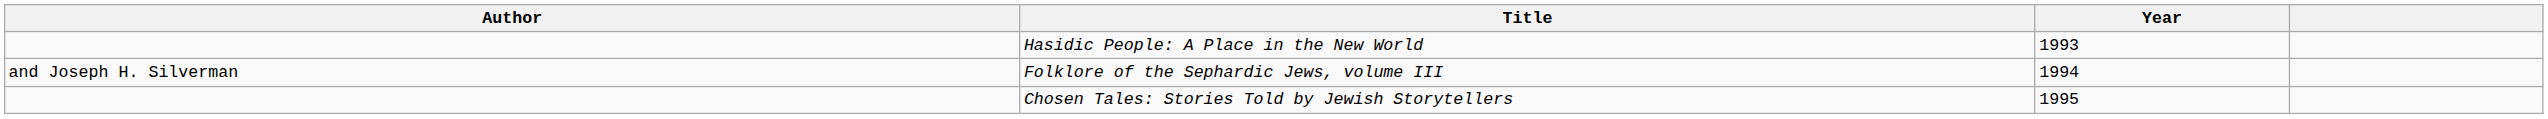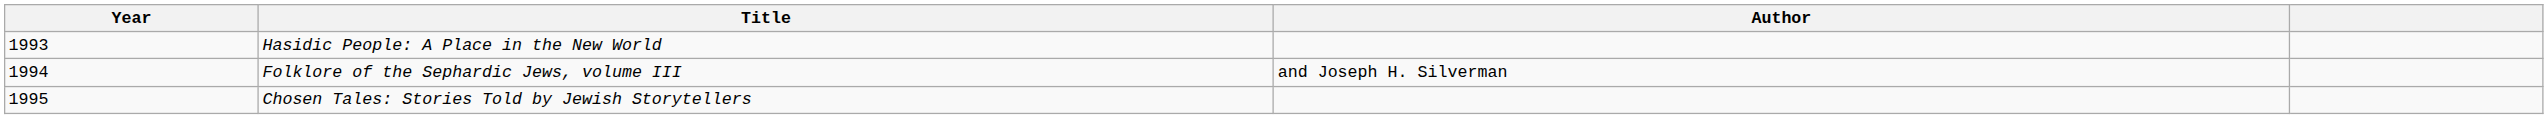columns swapped: (2162, 18) <-> (512, 18)
